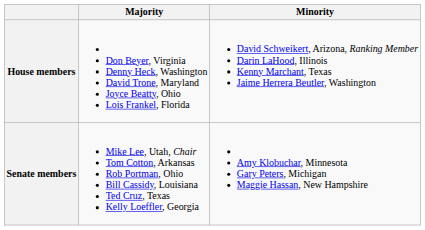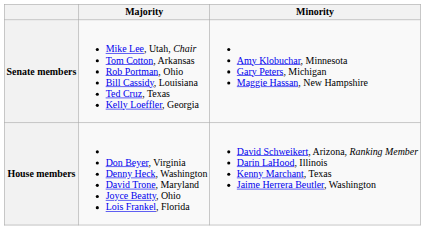rows swapped: (41, 174) <-> (41, 71)
